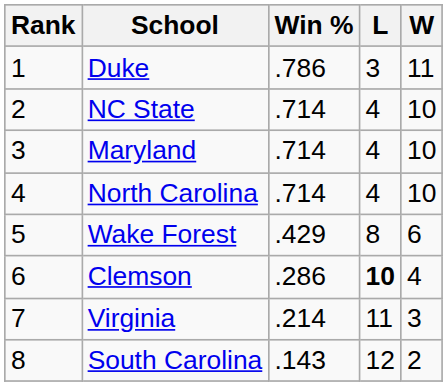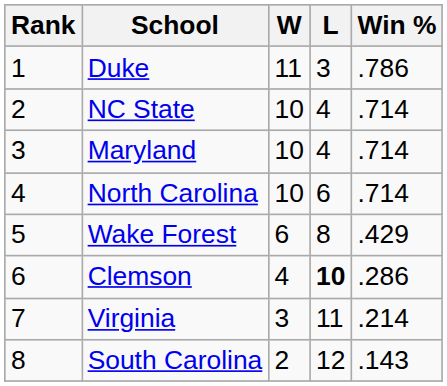columns swapped: (422, 25) <-> (314, 25)
(373, 192) 4 -> (323, 192) 6
